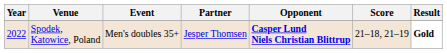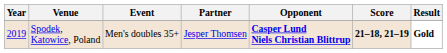(16, 34) 2022 -> (16, 34) 2019
(382, 34) normal -> (382, 34) bold
